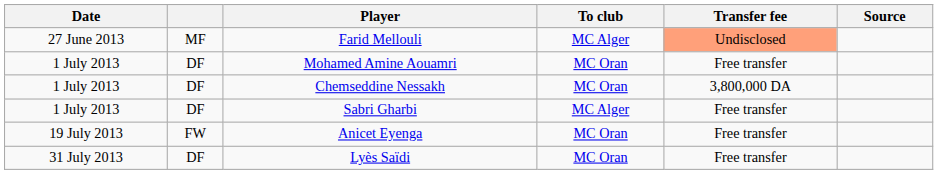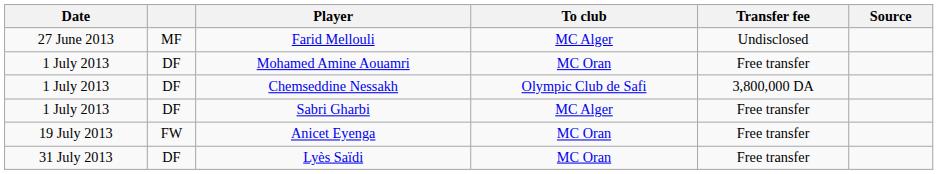(750, 39) lightsalmon background -> (773, 39) no background
(601, 86) MC Oran -> (584, 86) Olympic Club de Safi
